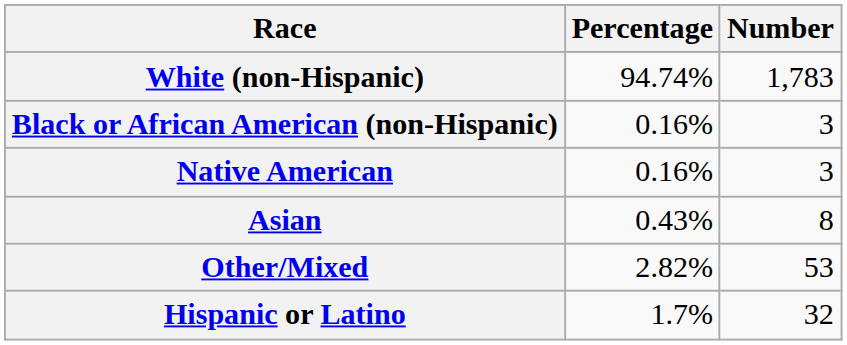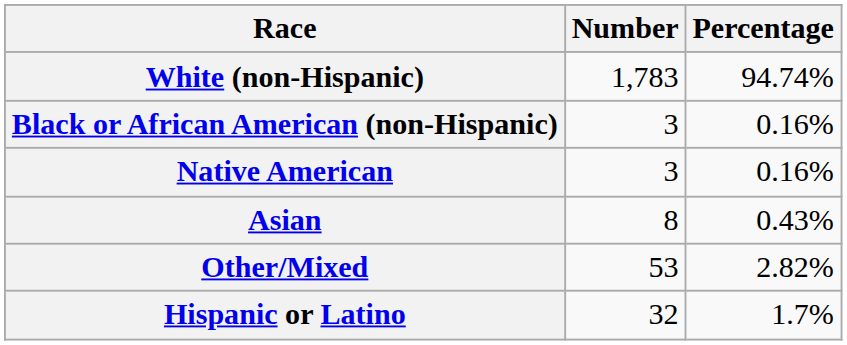columns swapped: (780, 28) <-> (642, 28)
